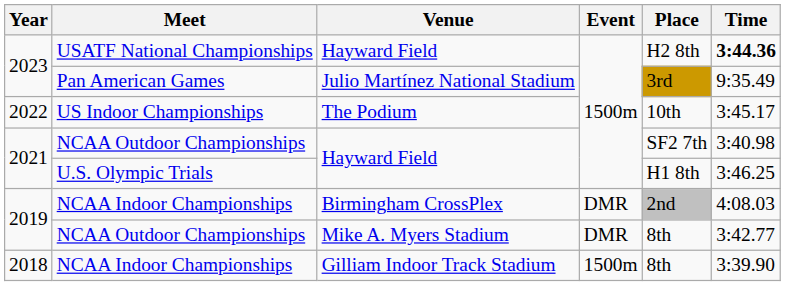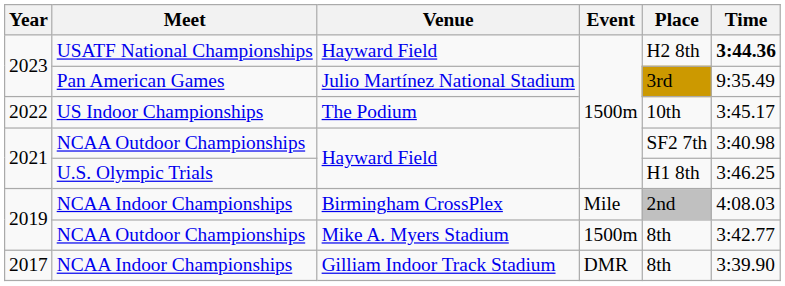(606, 204) DMR -> (602, 204) Mile
(606, 234) DMR -> (611, 234) 1500m
(28, 265) 2018 -> (28, 265) 2017
(611, 265) 1500m -> (606, 265) DMR
